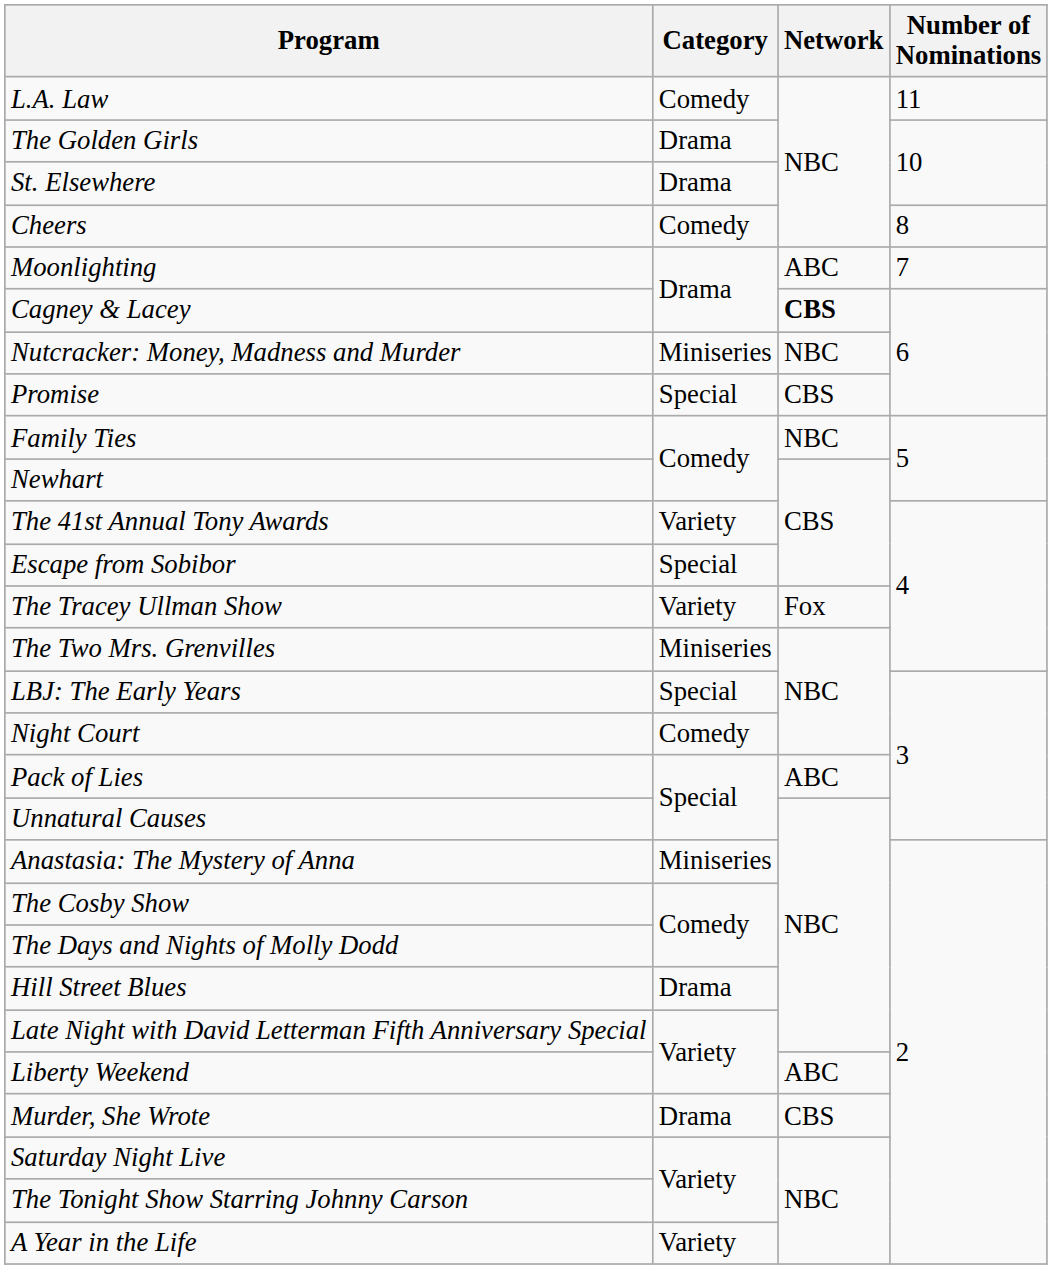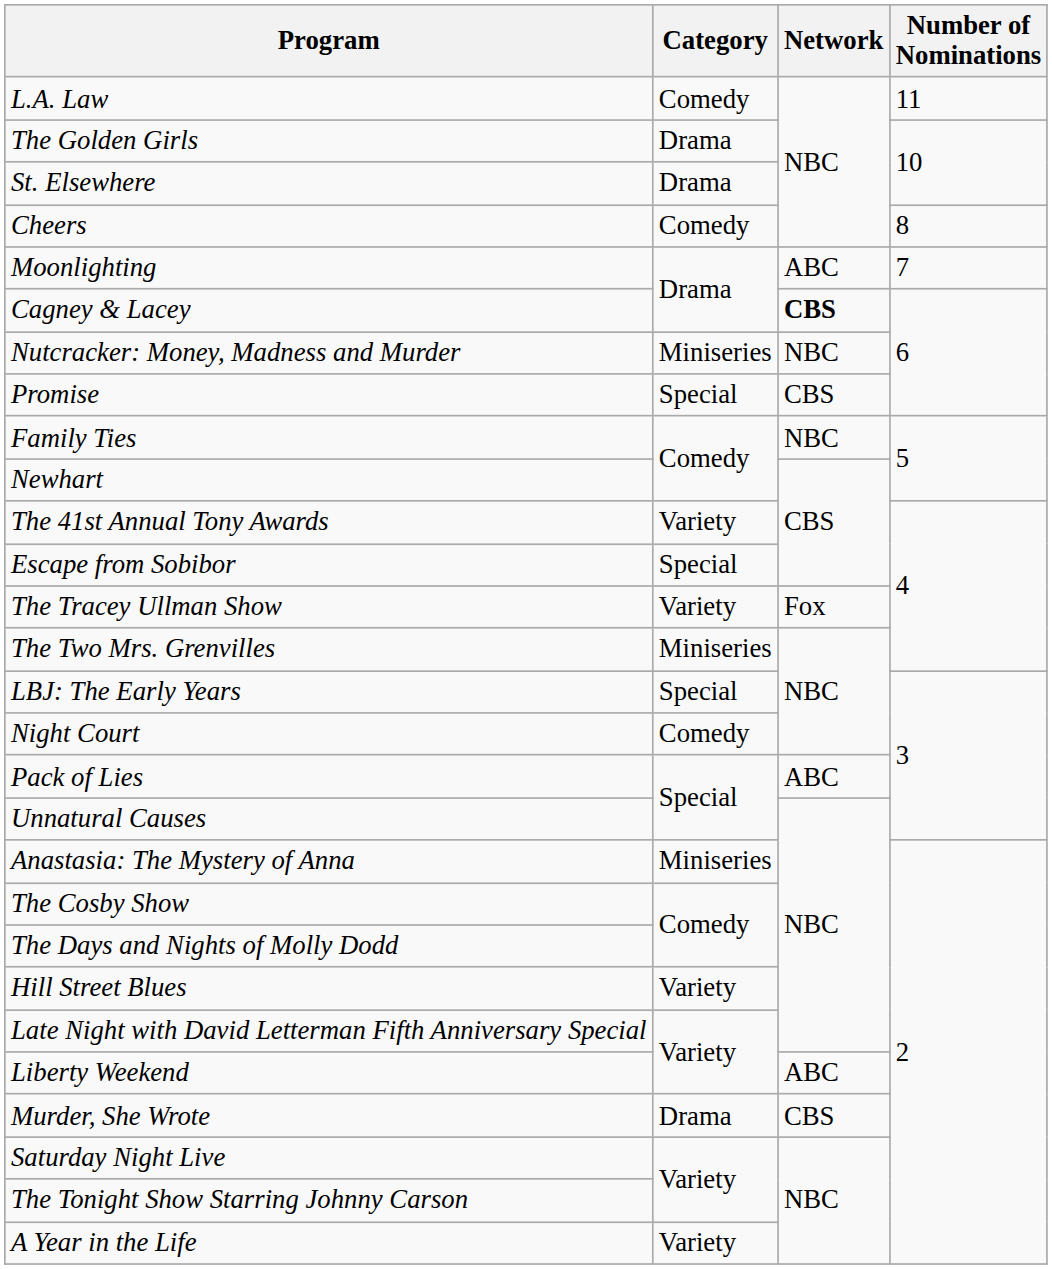(695, 988) Drama -> (697, 988) Variety
